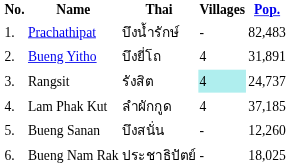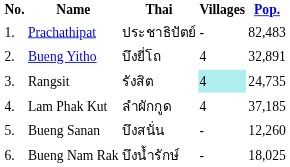(151, 32) บึงน้ำรักษ์ -> (159, 32) ประชาธิปัตย์
(267, 56) 31,891 -> (267, 56) 32,891
(267, 81) 24,737 -> (267, 81) 24,735
(159, 155) ประชาธิปัตย์ -> (151, 155) บึงน้ำรักษ์
